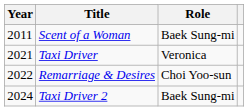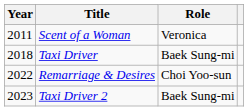(198, 34) Baek Sung-mi -> (184, 34) Veronica
(20, 55) 2021 -> (20, 55) 2018
(184, 55) Veronica -> (198, 55) Baek Sung-mi
(20, 95) 2024 -> (20, 95) 2023
